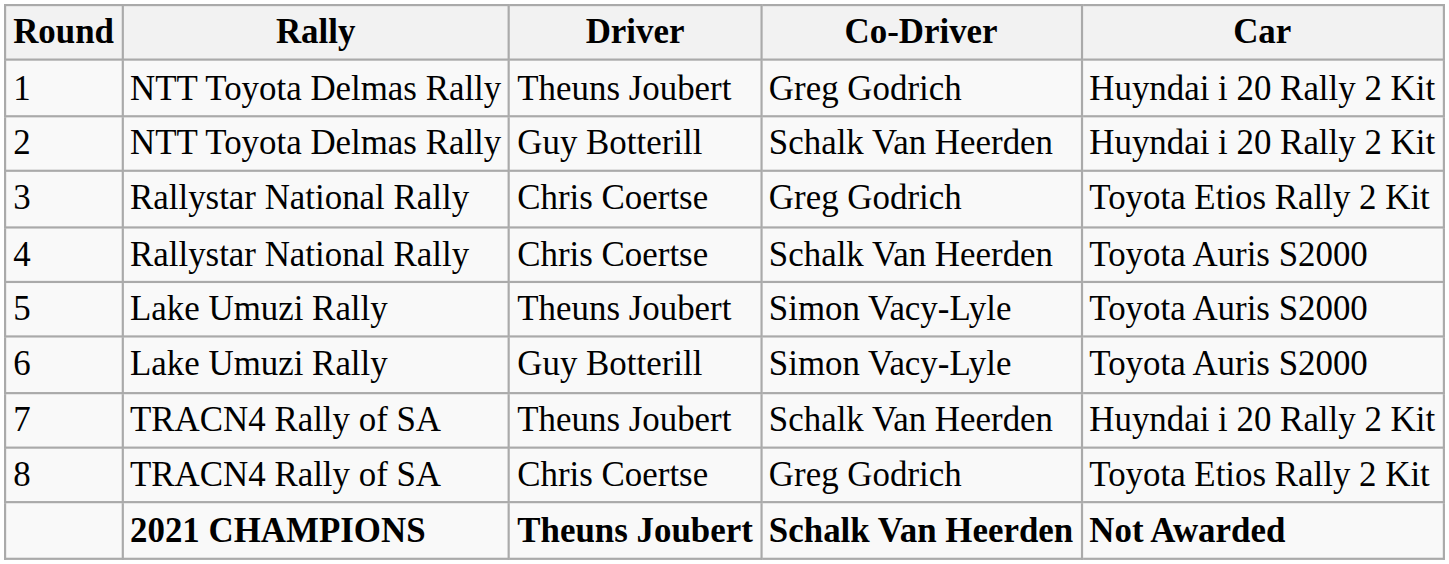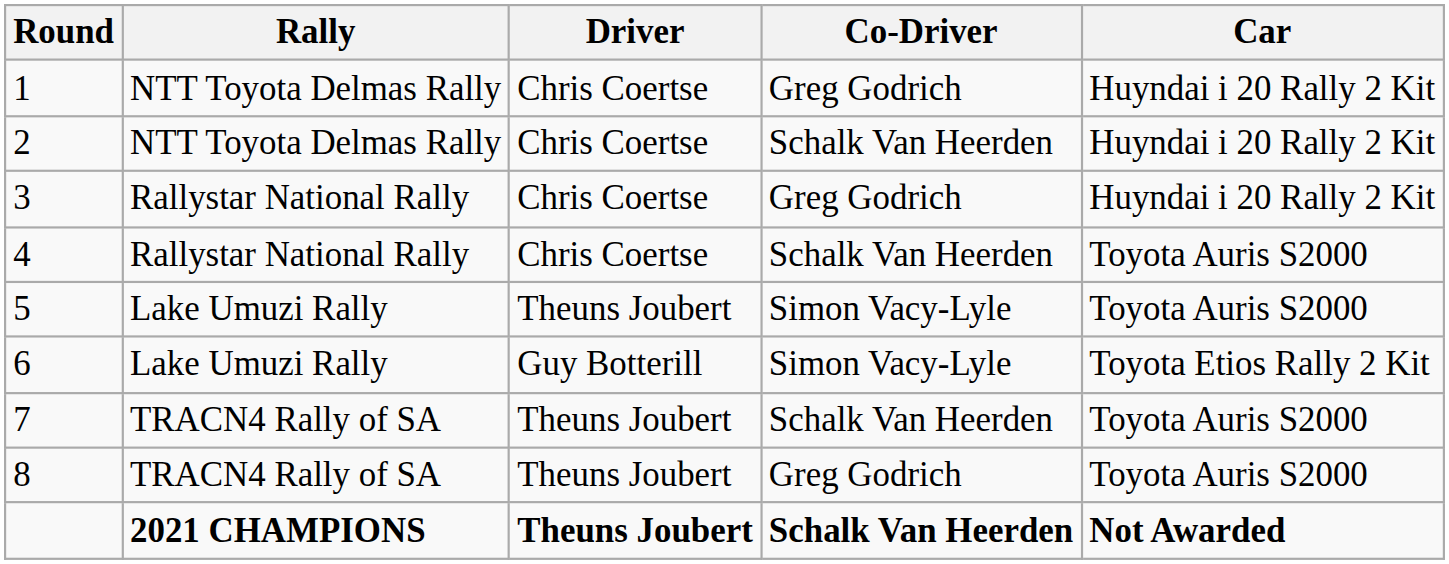(624, 87) Theuns Joubert -> (613, 87) Chris Coertse
(610, 142) Guy Botterill -> (613, 142) Chris Coertse
(1260, 198) Toyota Etios Rally 2 Kit -> (1262, 198) Huyndai i 20 Rally 2 Kit
(1229, 364) Toyota Auris S2000 -> (1260, 364) Toyota Etios Rally 2 Kit
(1262, 419) Huyndai i 20 Rally 2 Kit -> (1229, 419) Toyota Auris S2000
(613, 474) Chris Coertse -> (624, 474) Theuns Joubert
(1260, 474) Toyota Etios Rally 2 Kit -> (1229, 474) Toyota Auris S2000
